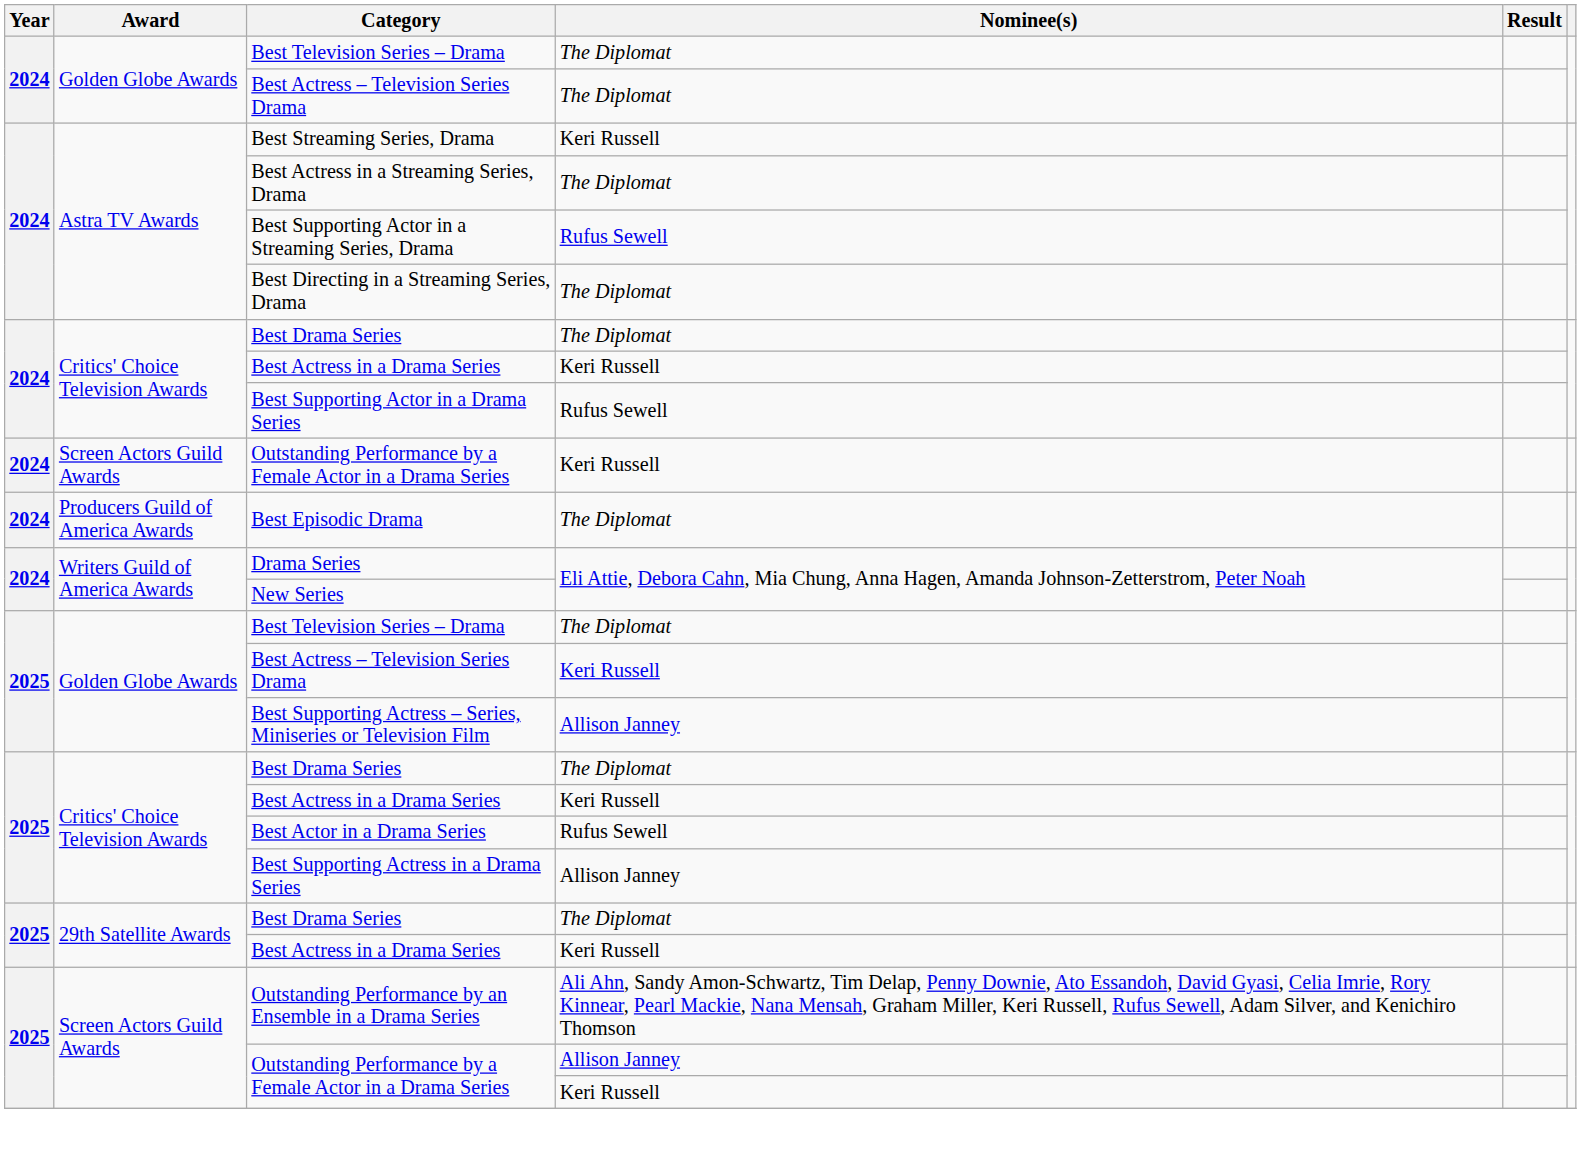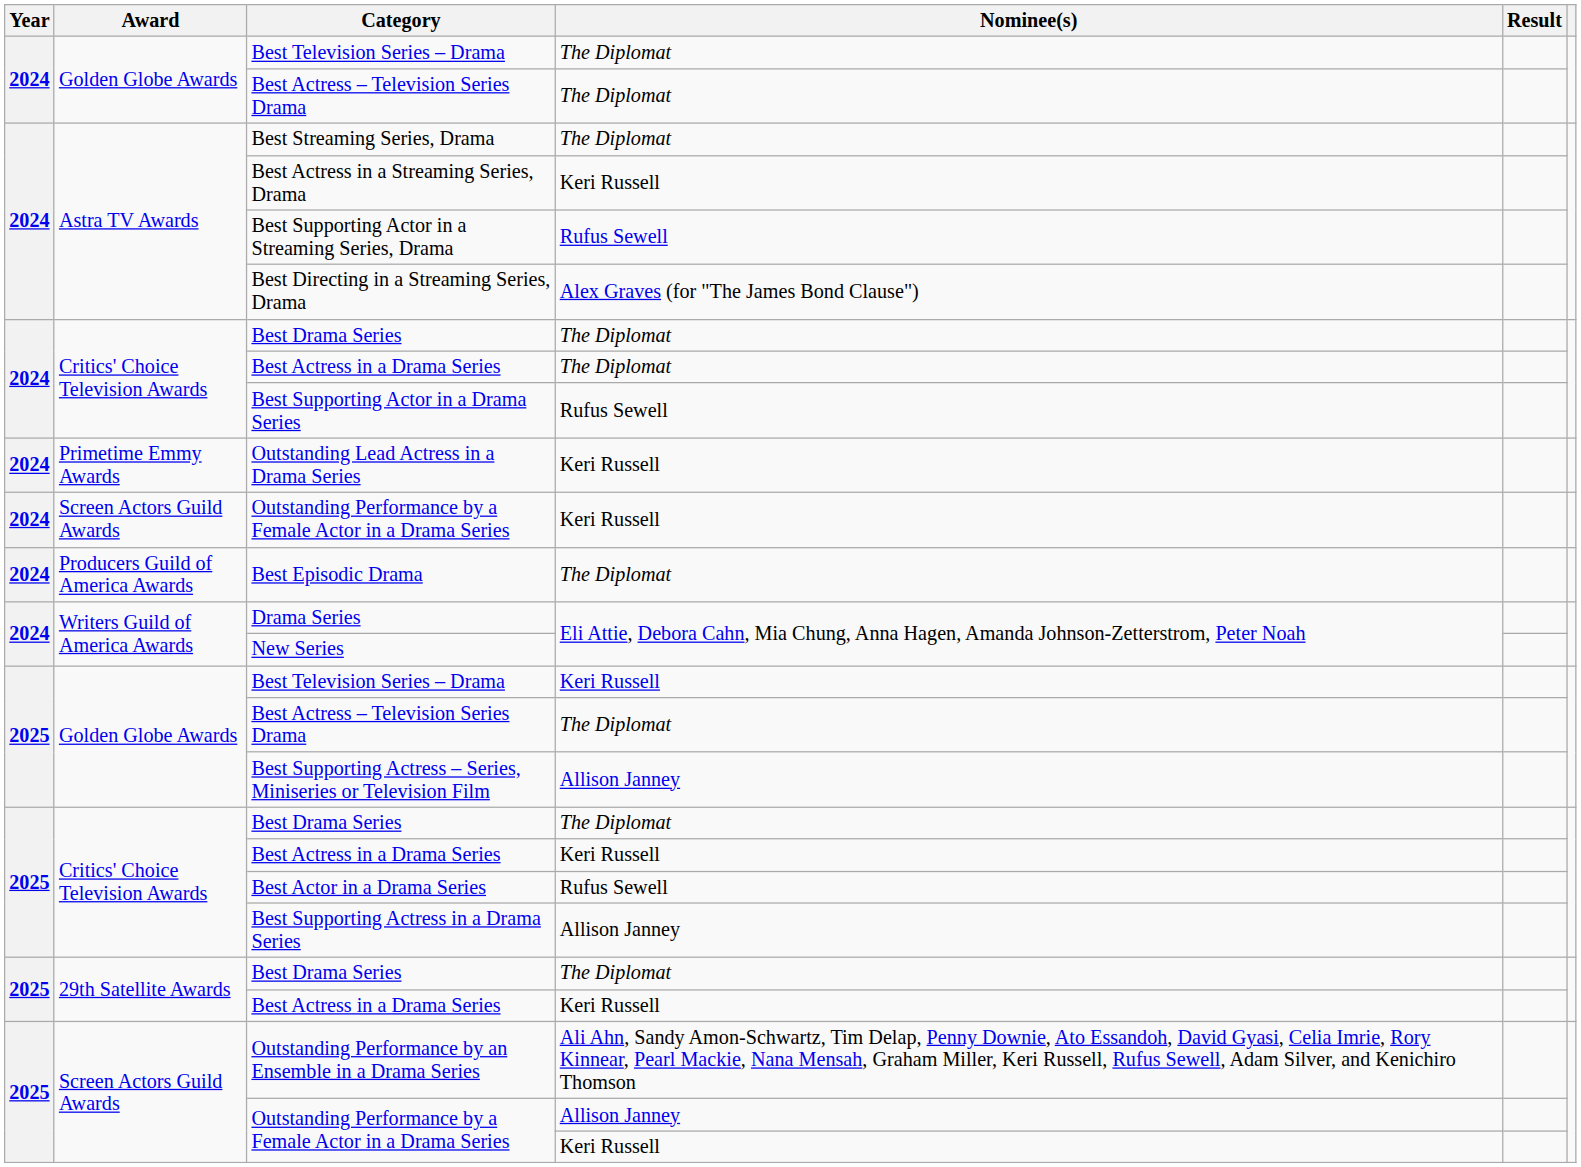(610, 139) Keri Russell -> (615, 139) The Diplomat
(615, 182) The Diplomat -> (610, 182) Keri Russell
(615, 291) The Diplomat -> (739, 291) Alex Graves (for "The James Bond Clause")
(610, 366) Keri Russell -> (615, 366) The Diplomat
+ row: (29, 464)
(615, 626) The Diplomat -> (610, 681) Keri Russell
(610, 670) Keri Russell -> (615, 724) The Diplomat
